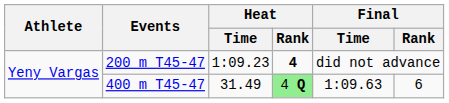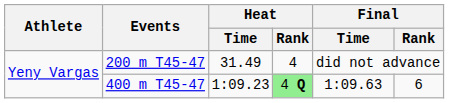(241, 62) 1:09.23 -> (241, 62) 31.49
(293, 62) bold -> (293, 62) normal
(241, 85) 31.49 -> (241, 85) 1:09.23
